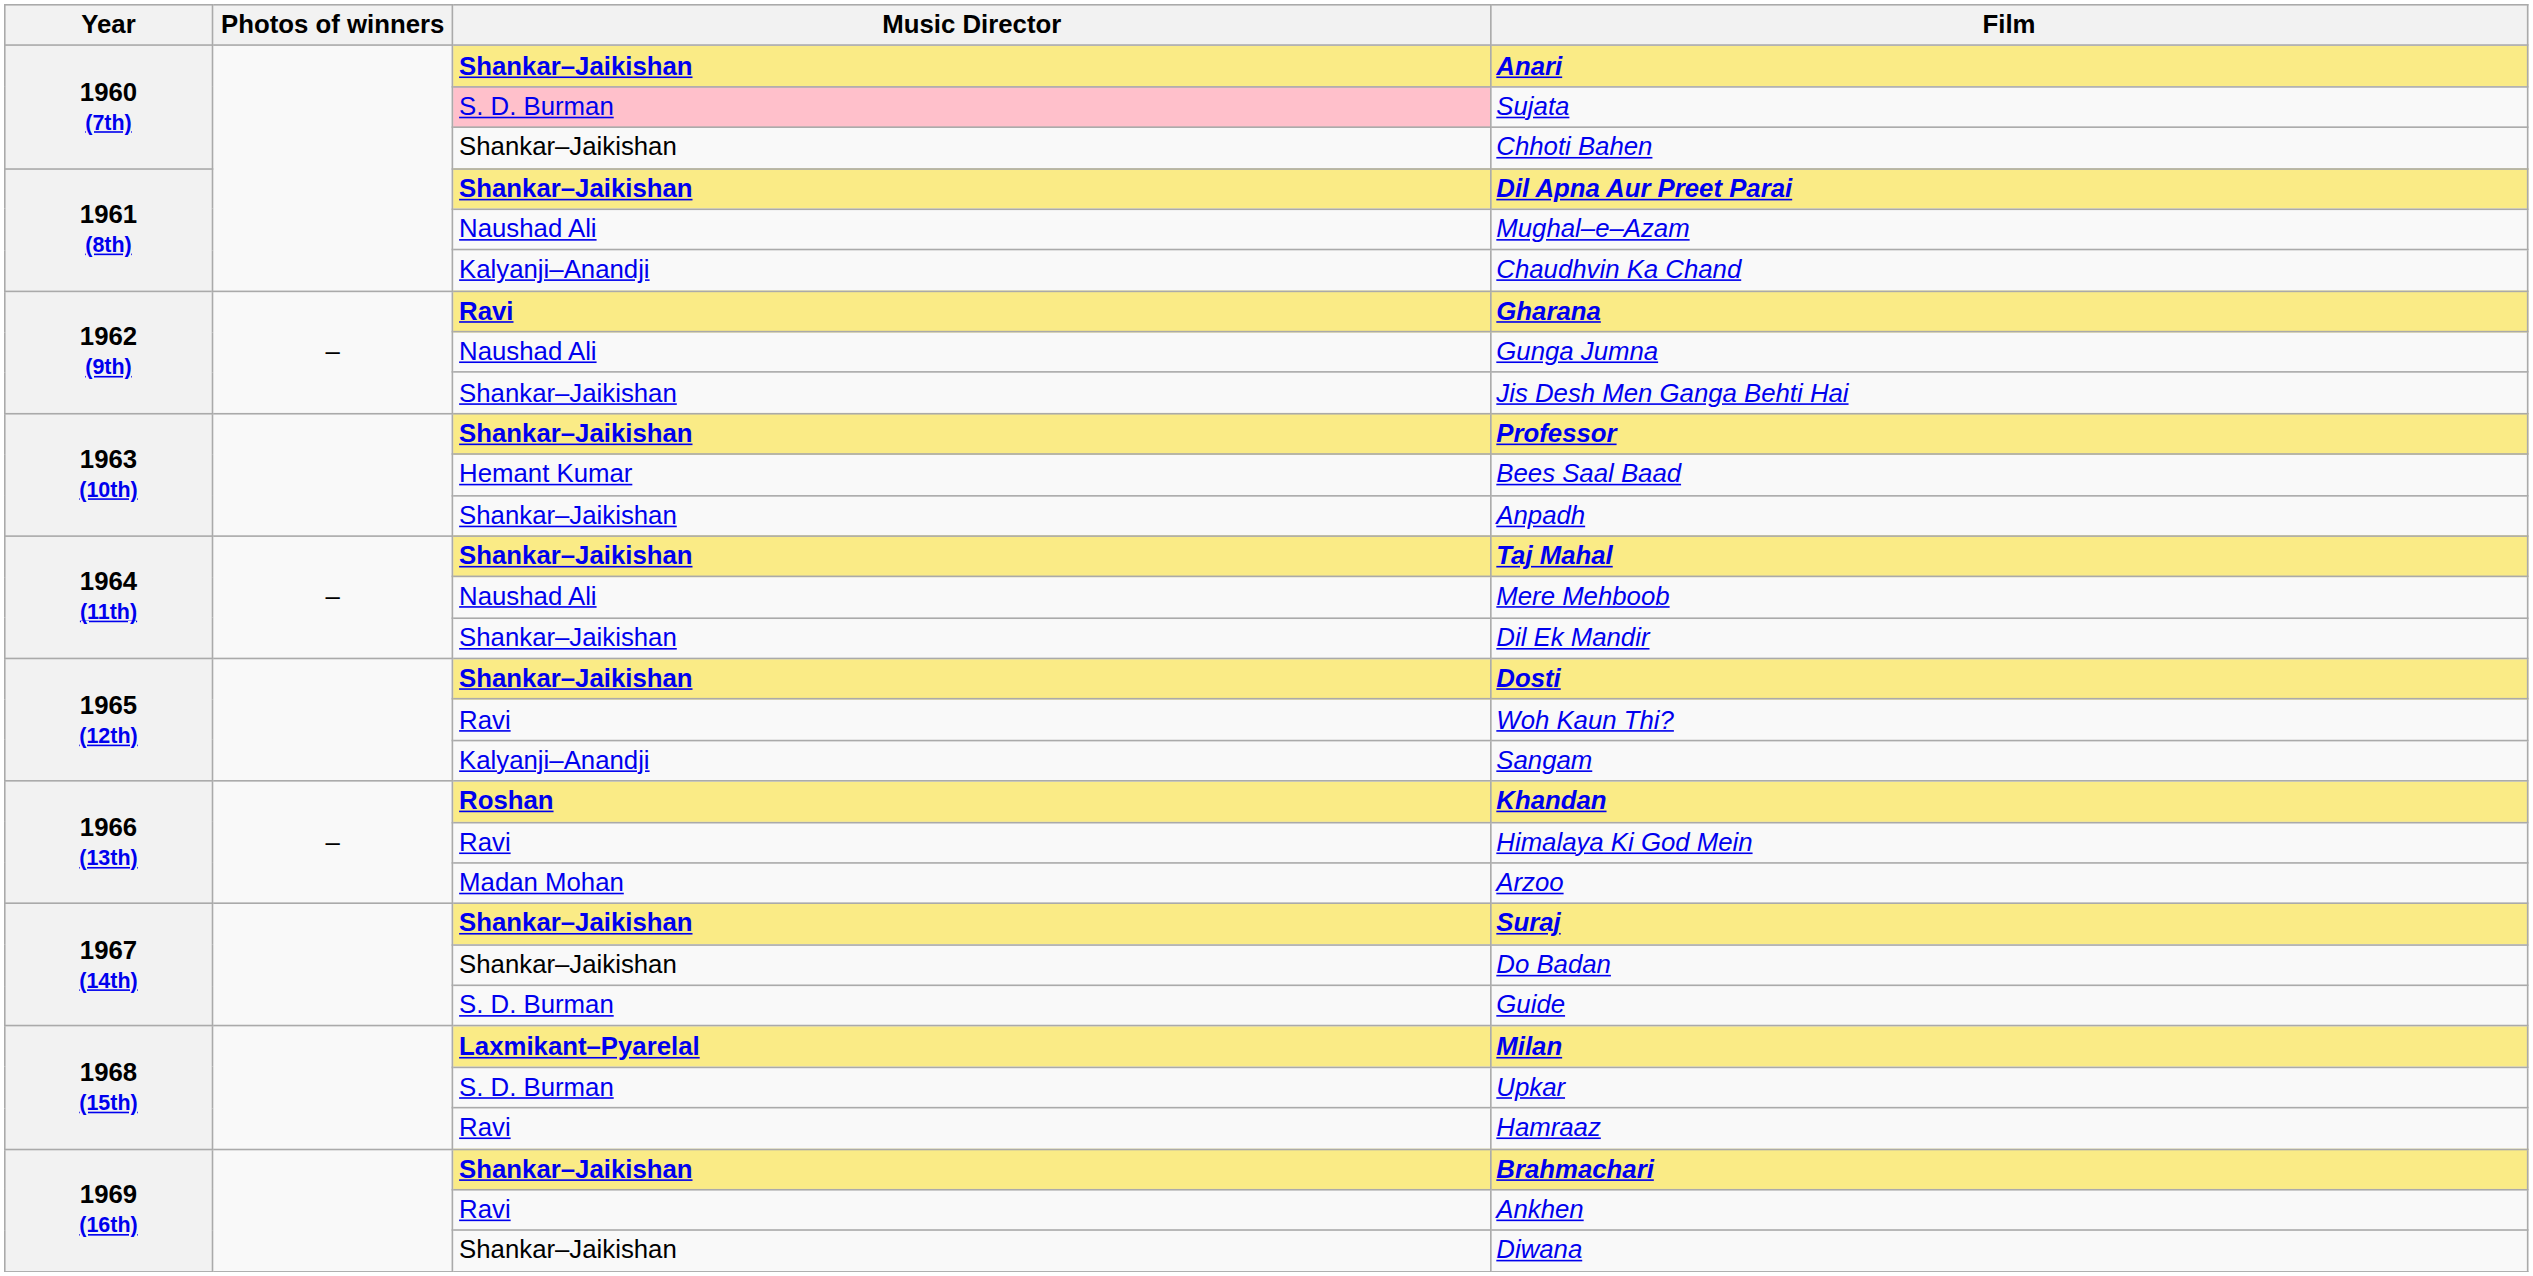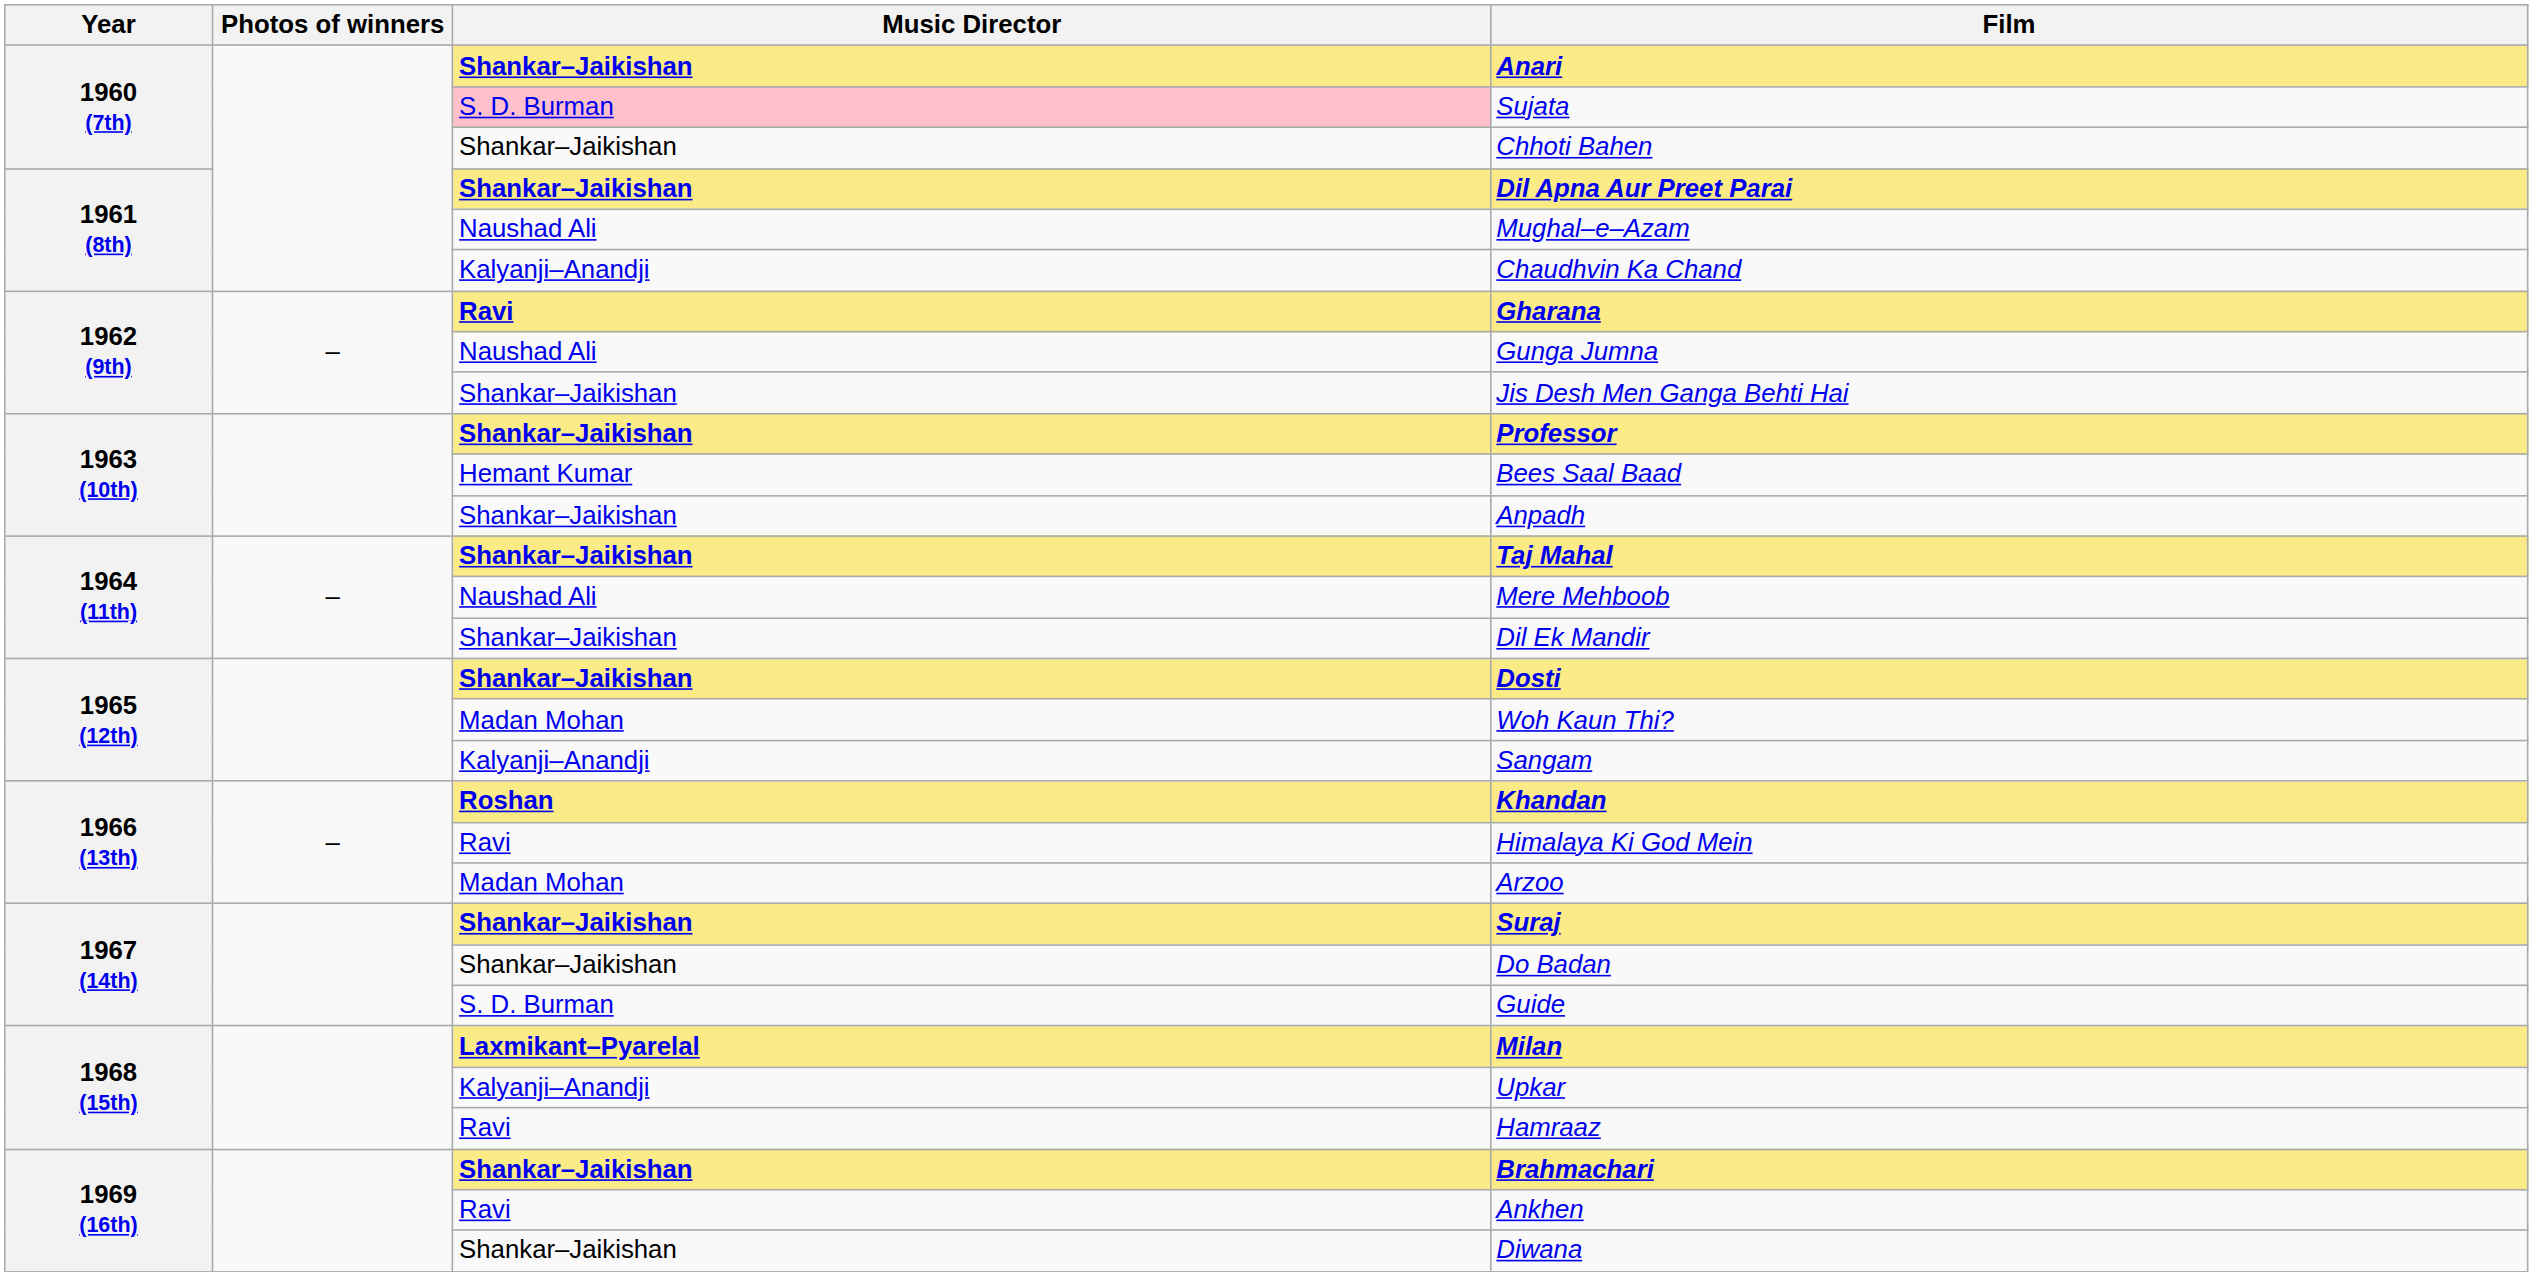(485, 719) Ravi -> (541, 719) Madan Mohan
(536, 1087) S. D. Burman -> (554, 1087) Kalyanji–Anandji
